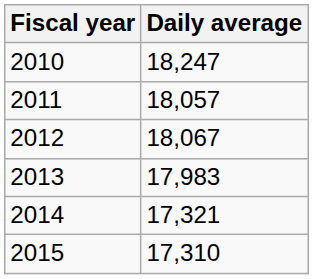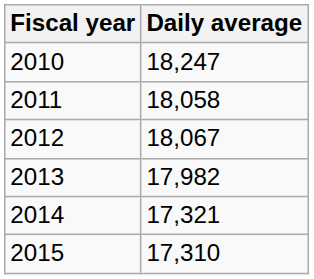(183, 100) 18,057 -> (183, 100) 18,058
(183, 176) 17,983 -> (183, 176) 17,982
